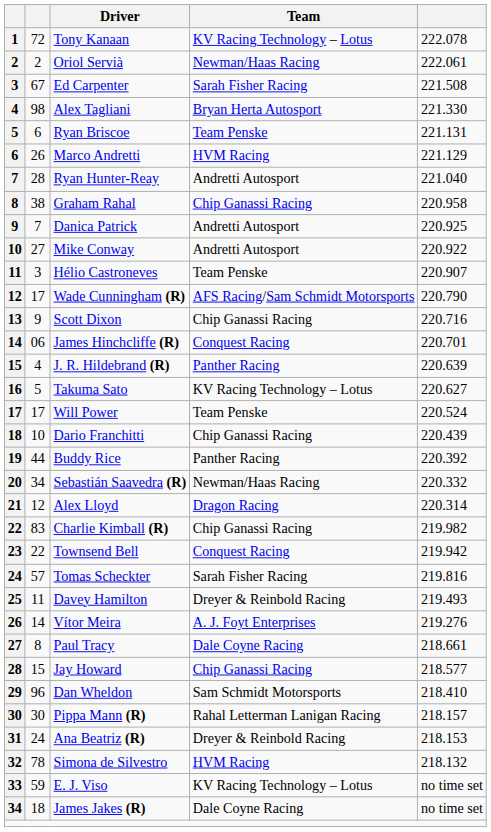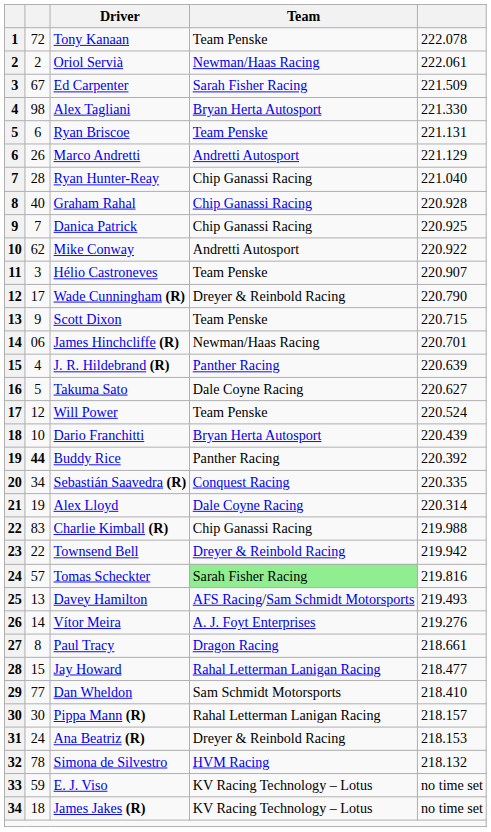(283, 39) KV Racing Technology – Lotus -> (230, 39) Team Penske
(444, 86) 221.508 -> (444, 86) 221.509
(231, 156) HVM Racing -> (246, 156) Andretti Autosport
(246, 179) Andretti Autosport -> (252, 179) Chip Ganassi Racing
(38, 202) 38 -> (38, 202) 40
(444, 202) 220.958 -> (444, 202) 220.928
(246, 226) Andretti Autosport -> (252, 226) Chip Ganassi Racing
(38, 249) 27 -> (38, 249) 62
(304, 296) AFS Racing/Sam Schmidt Motorsports -> (269, 296) Dreyer & Reinbold Racing
(252, 319) Chip Ganassi Racing -> (230, 319) Team Penske
(444, 319) 220.716 -> (444, 319) 220.715
(241, 342) Conquest Racing -> (256, 342) Newman/Haas Racing
(283, 389) KV Racing Technology – Lotus -> (248, 389) Dale Coyne Racing
(38, 412) 17 -> (38, 412) 12
(252, 435) Chip Ganassi Racing -> (257, 435) Bryan Herta Autosport
(38, 459) normal -> (38, 459) bold
(256, 482) Newman/Haas Racing -> (241, 482) Conquest Racing
(444, 482) 220.332 -> (444, 482) 220.335
(38, 505) 12 -> (38, 505) 19
(236, 505) Dragon Racing -> (248, 505) Dale Coyne Racing
(444, 529) 219.982 -> (444, 529) 219.988
(241, 552) Conquest Racing -> (269, 552) Dreyer & Reinbold Racing
(250, 575) no background -> (250, 575) lightgreen background
(38, 599) 11 -> (38, 599) 13
(269, 599) Dreyer & Reinbold Racing -> (304, 599) AFS Racing/Sam Schmidt Motorsports
(248, 645) Dale Coyne Racing -> (236, 645) Dragon Racing
(252, 668) Chip Ganassi Racing -> (287, 668) Rahal Letterman Lanigan Racing
(444, 668) 218.577 -> (444, 668) 218.477
(38, 692) 96 -> (38, 692) 77
(248, 808) Dale Coyne Racing -> (283, 808) KV Racing Technology – Lotus
